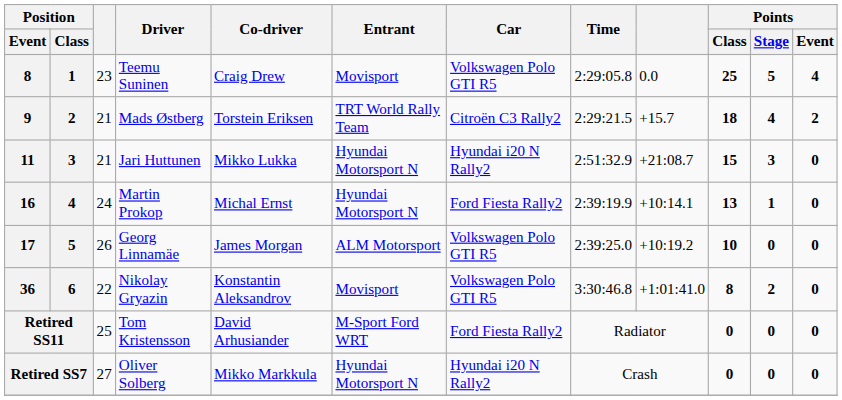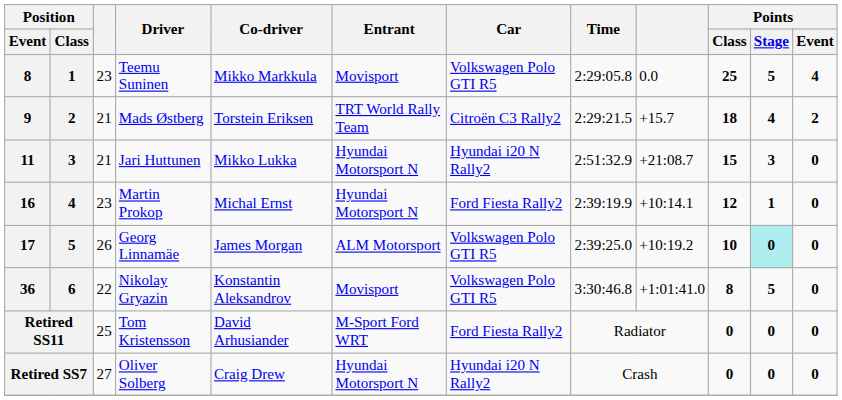(249, 75) Craig Drew -> (265, 75) Mikko Markkula
(104, 203) 24 -> (104, 203) 23
(729, 203) 13 -> (729, 203) 12
(771, 245) no background -> (771, 245) paleturquoise background
(771, 288) 2 -> (771, 288) 5
(265, 373) Mikko Markkula -> (249, 373) Craig Drew
